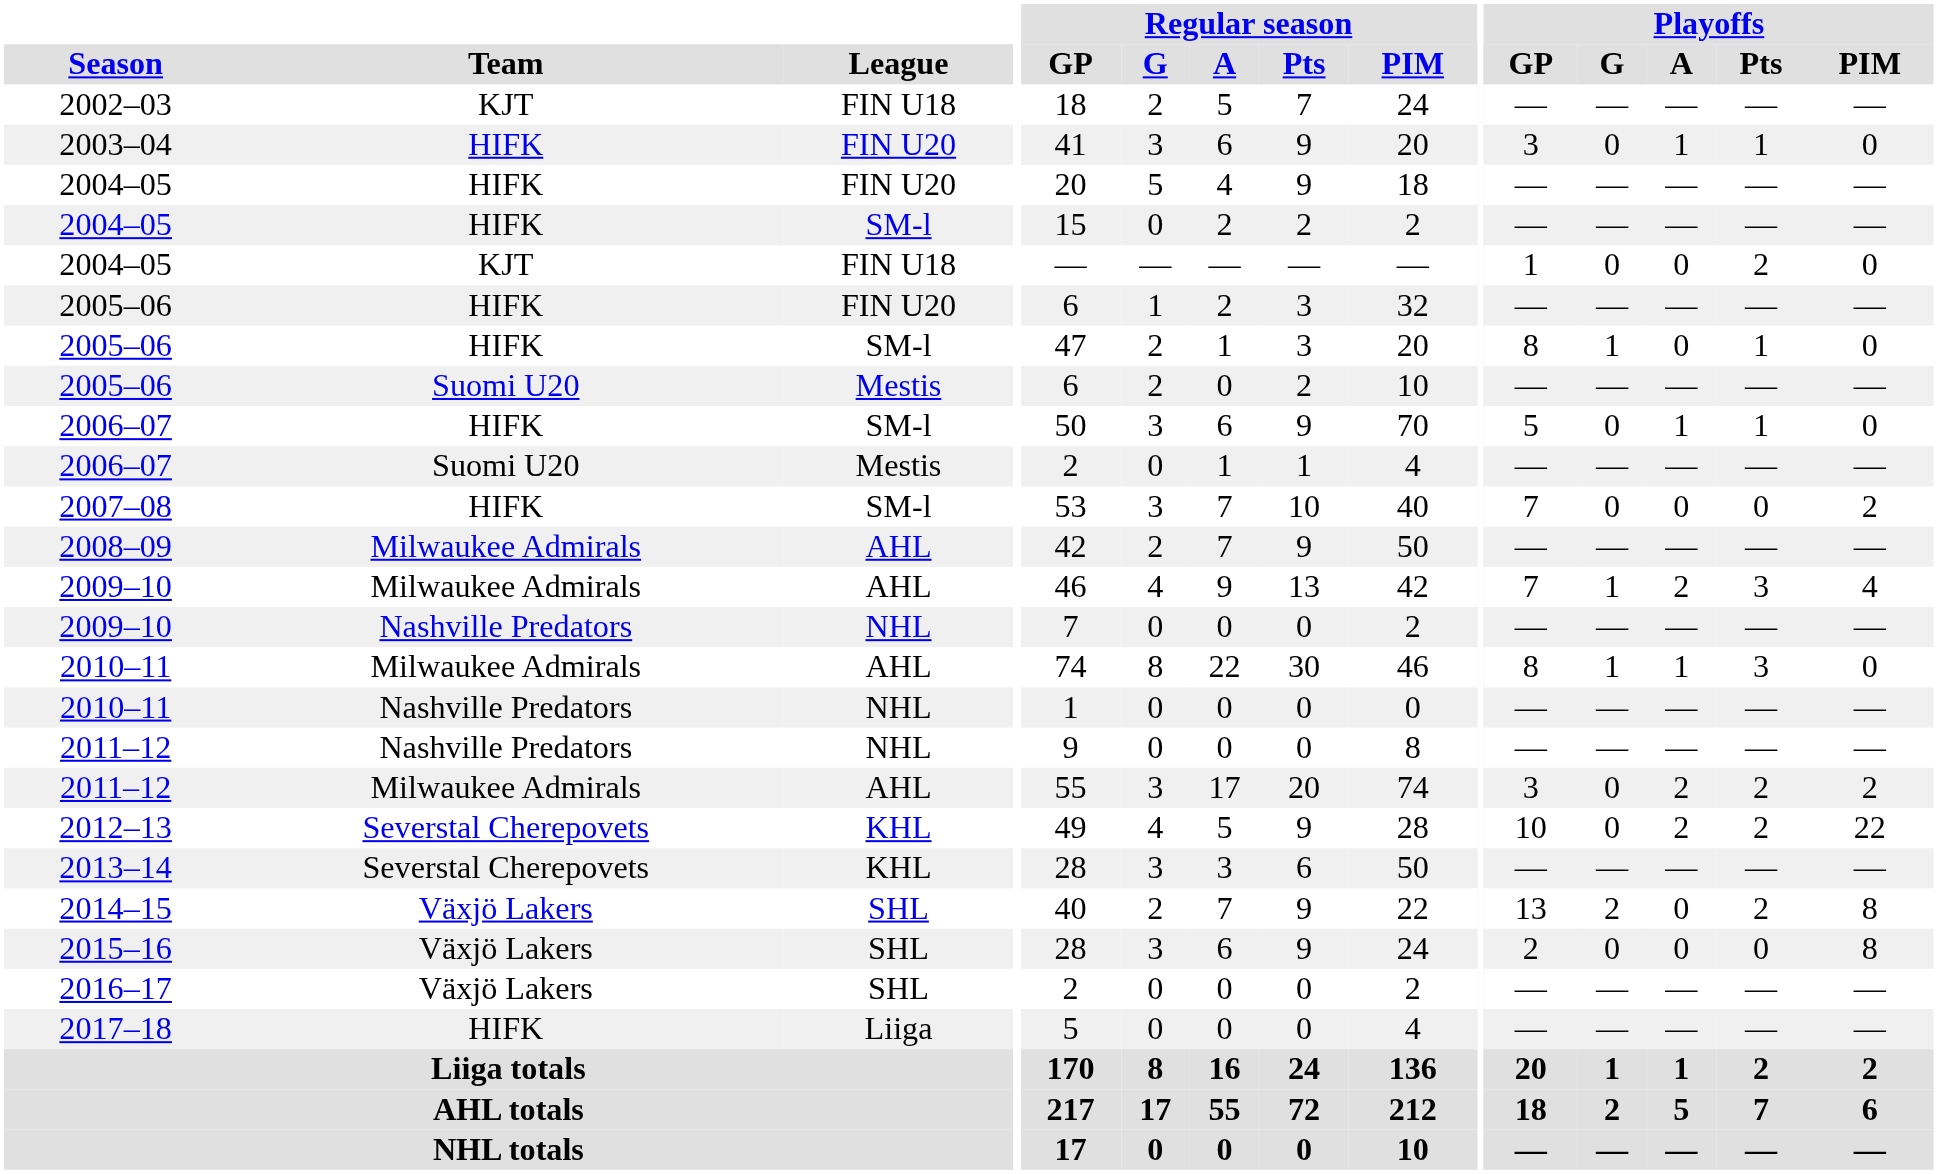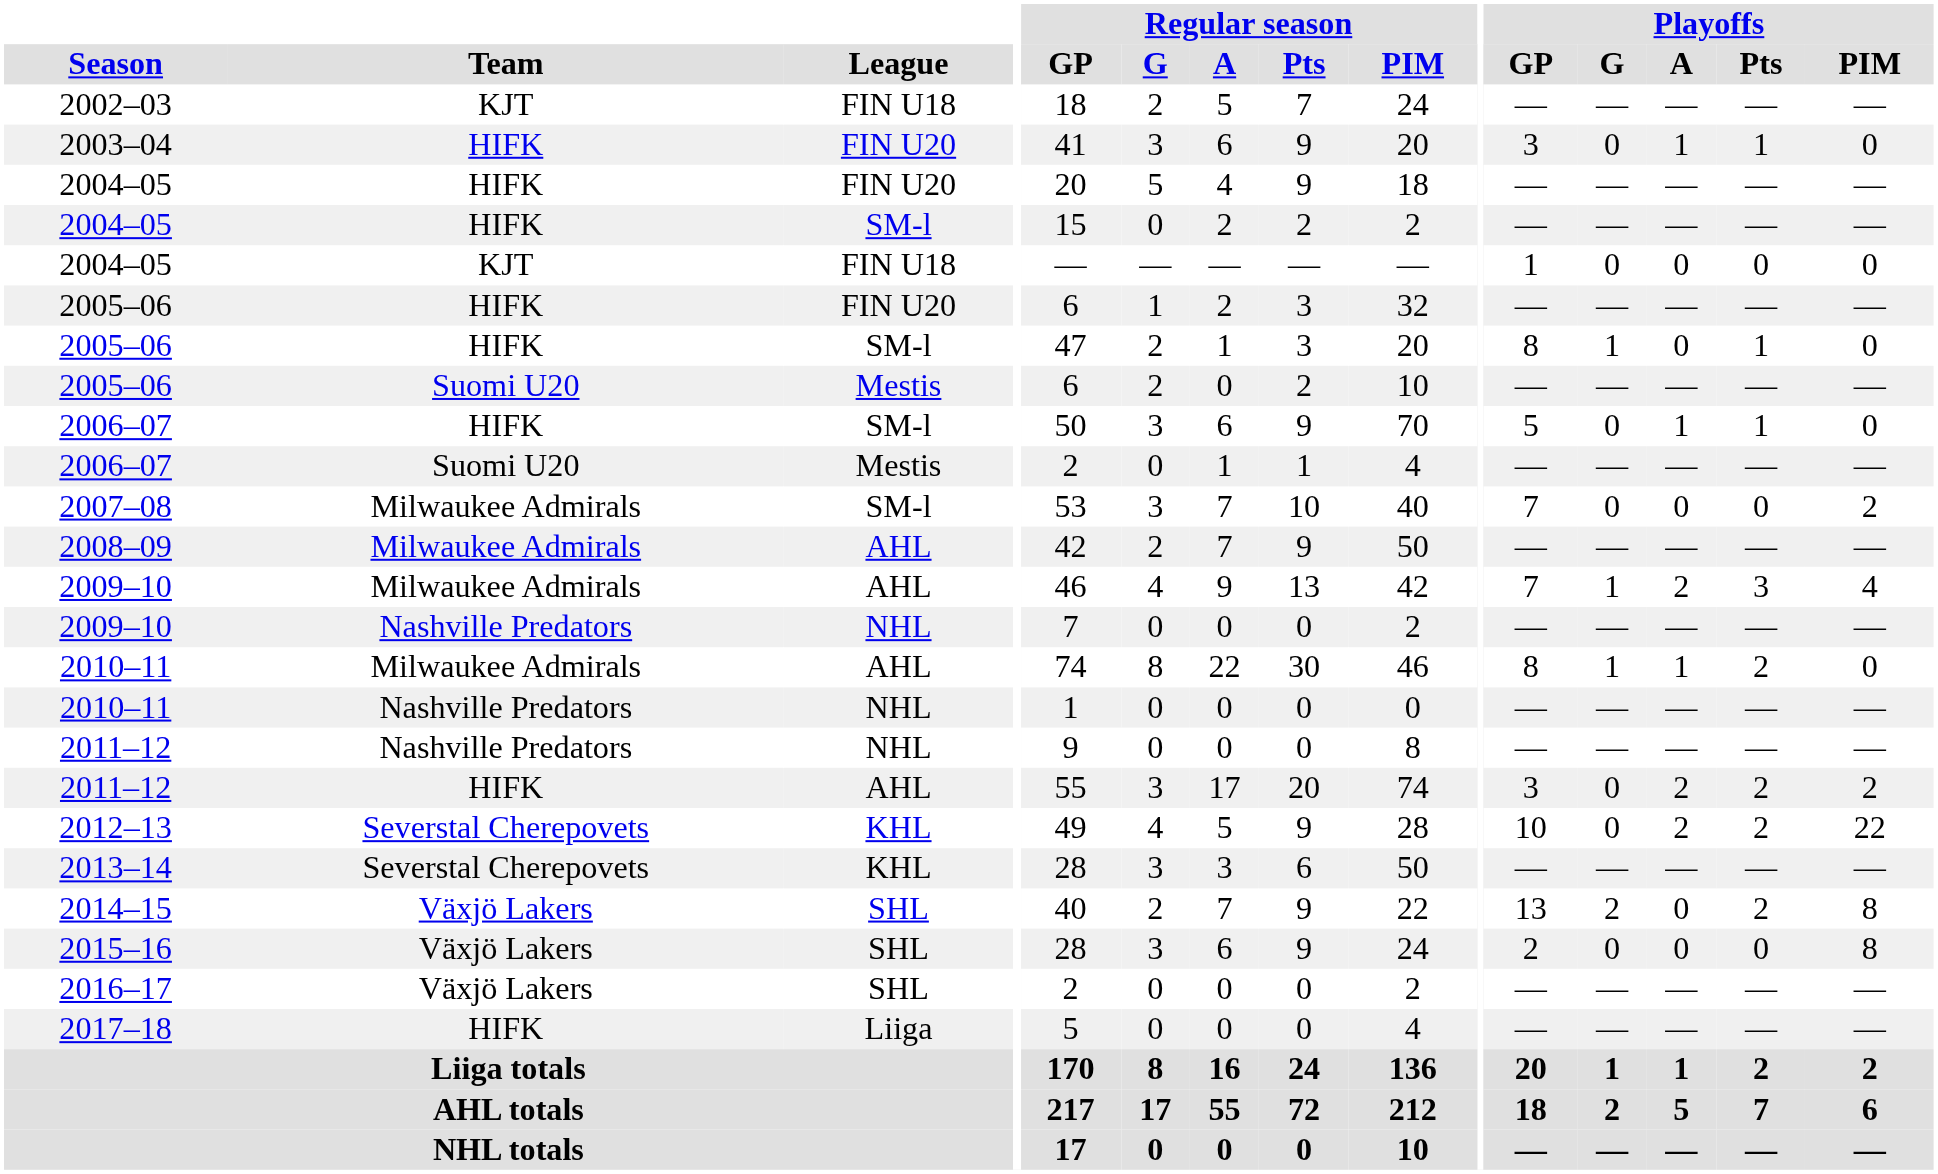(1761, 264) 2 -> (1761, 264) 0
(506, 505) HIFK -> (506, 505) Milwaukee Admirals
(1761, 666) 3 -> (1761, 666) 2
(506, 787) Milwaukee Admirals -> (506, 787) HIFK
